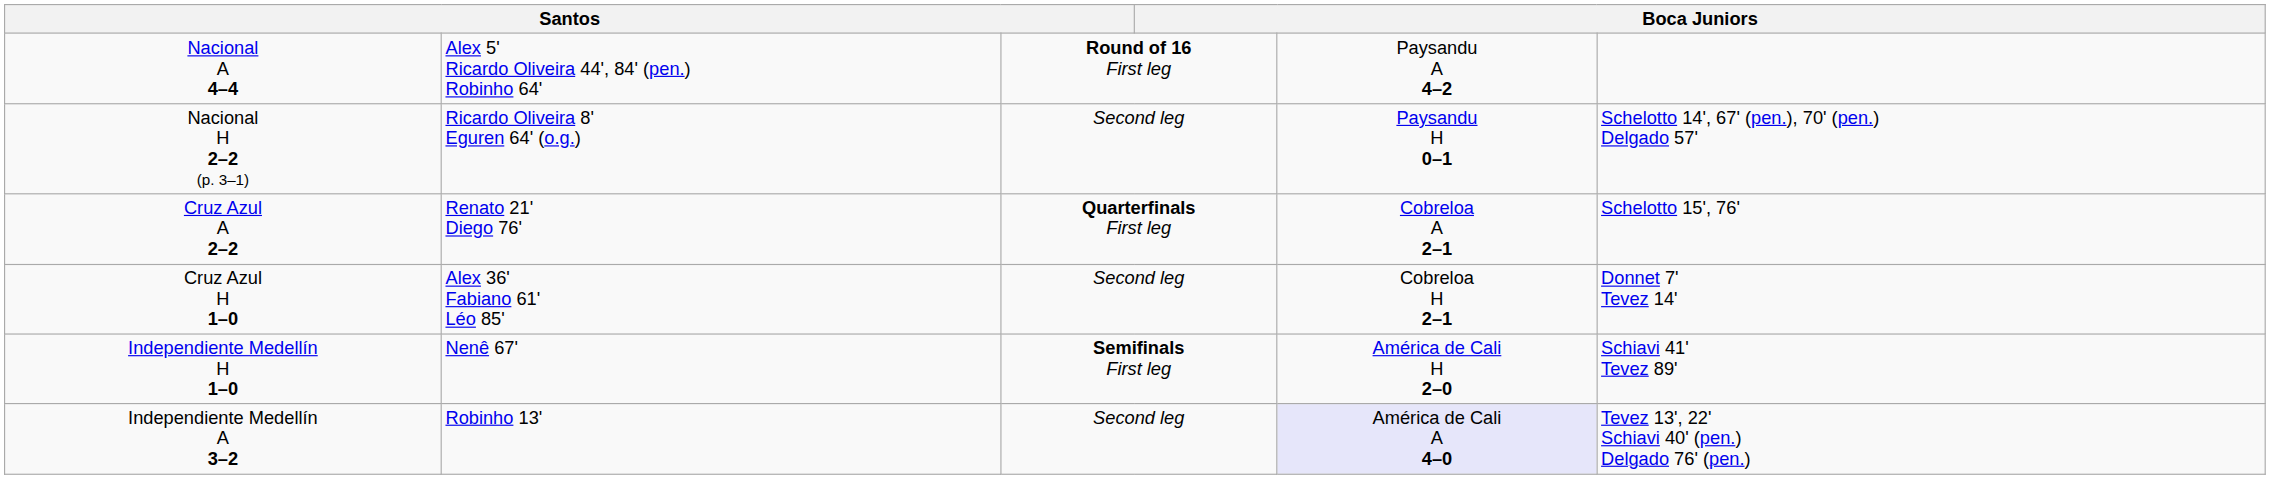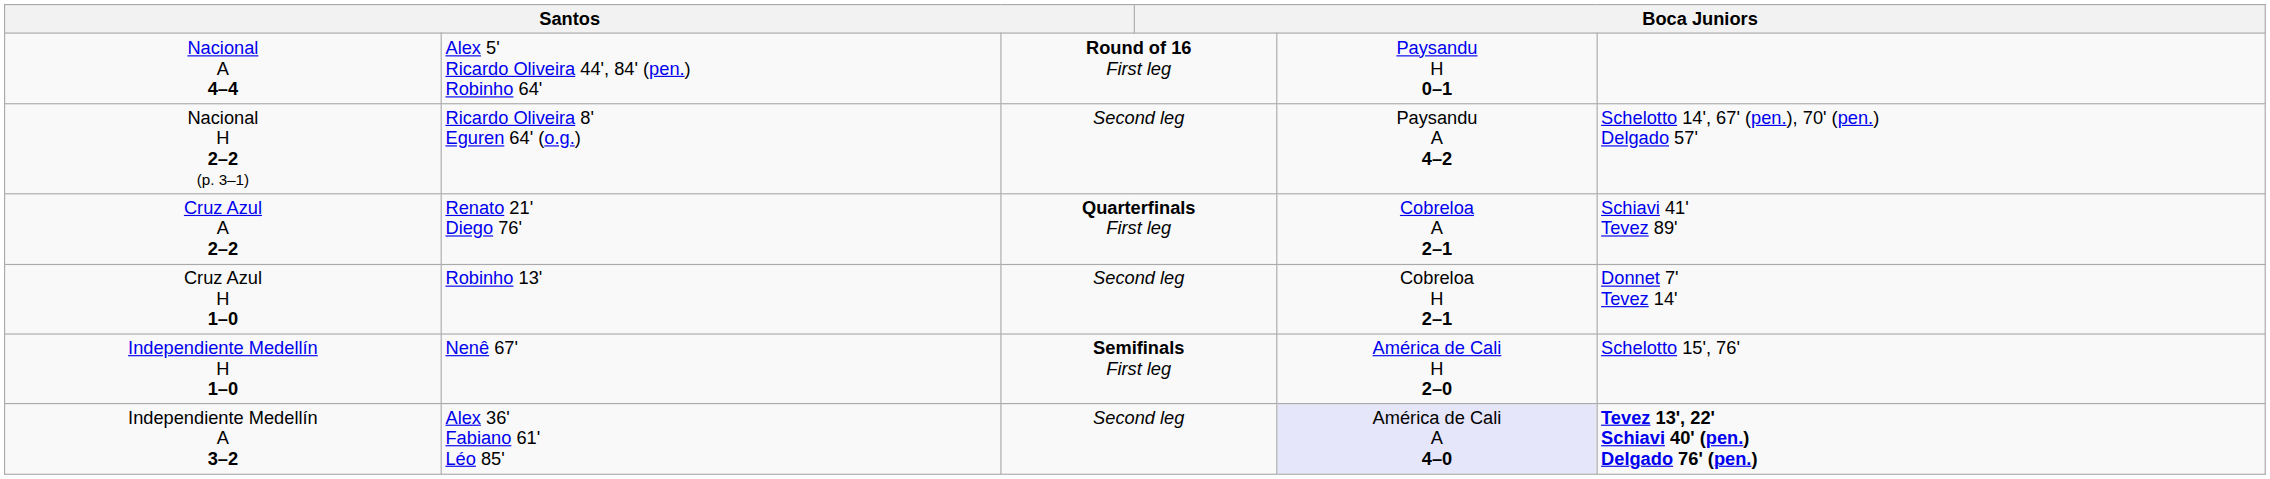(1437, 68) Paysandu A 4–2 -> (1437, 68) Paysandu H 0–1
(1437, 138) Paysandu H 0–1 -> (1437, 138) Paysandu A 4–2
(1670, 208) Schelotto 15', 76' -> (1645, 218) Schiavi 41' Tevez 89'
(493, 298) Alex 36' Fabiano 61' Léo 85' -> (494, 278) Robinho 13'
(1645, 358) Schiavi 41' Tevez 89' -> (1670, 348) Schelotto 15', 76'
(494, 418) Robinho 13' -> (493, 438) Alex 36' Fabiano 61' Léo 85'
(1676, 438) normal -> (1679, 438) bold
